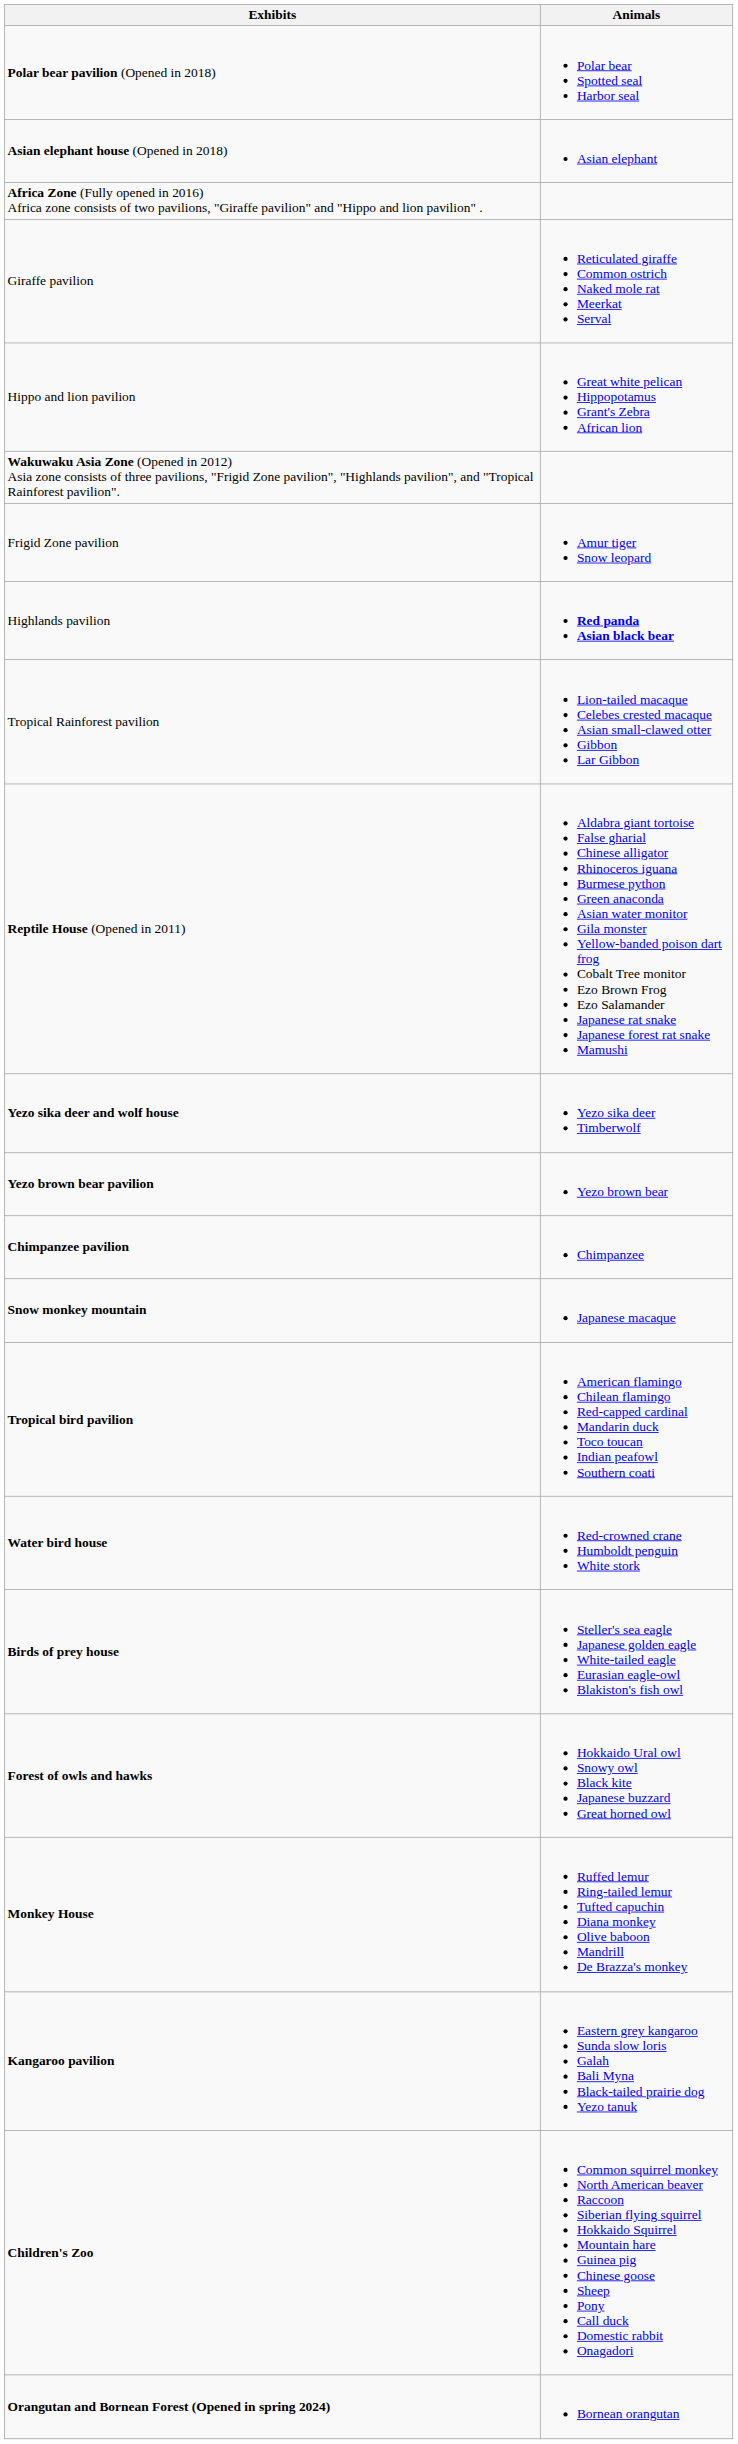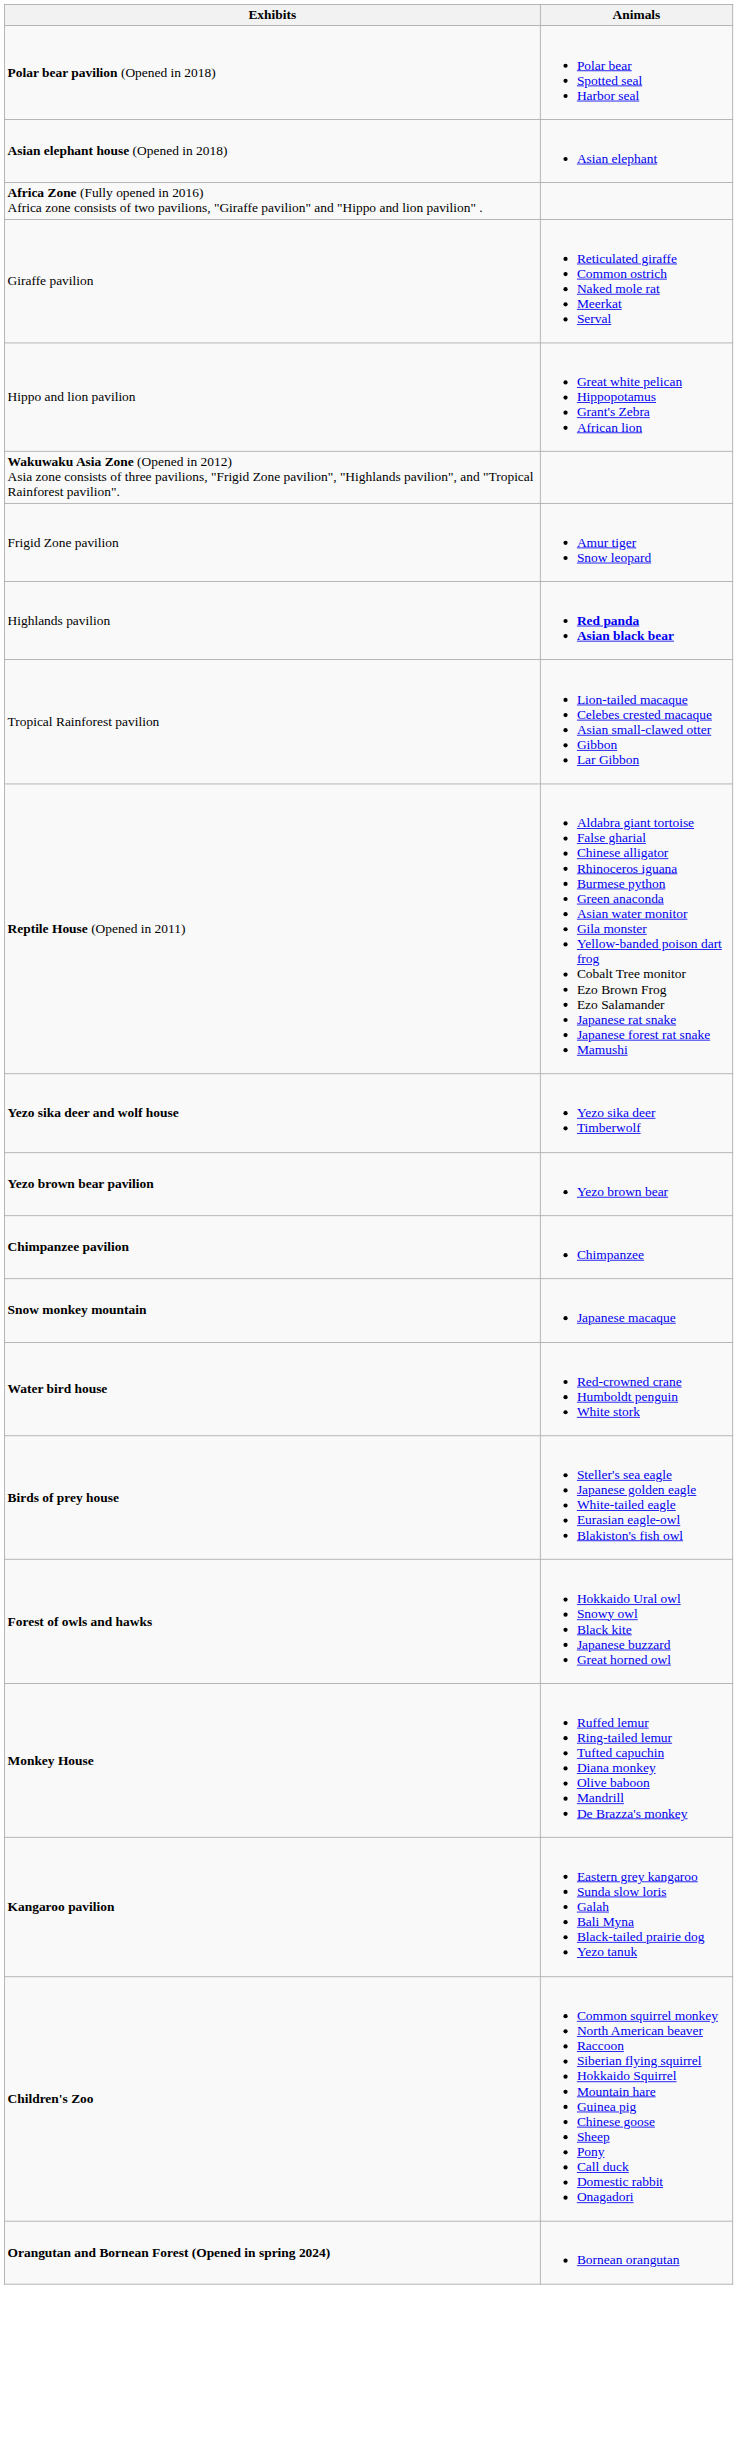- row: (70, 1419)
